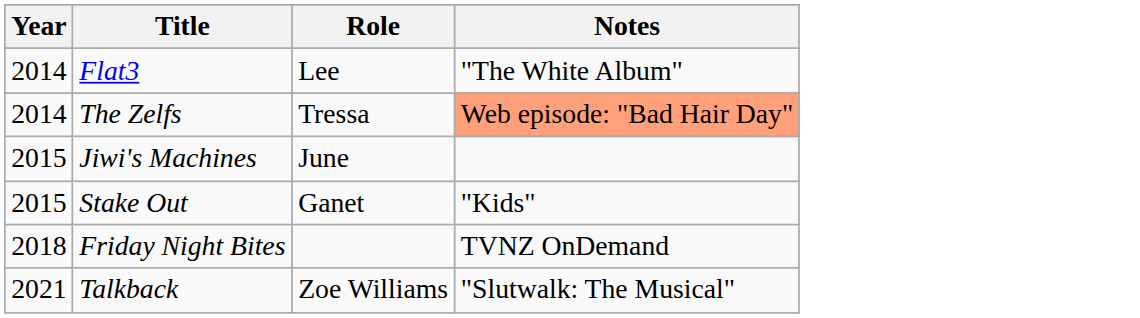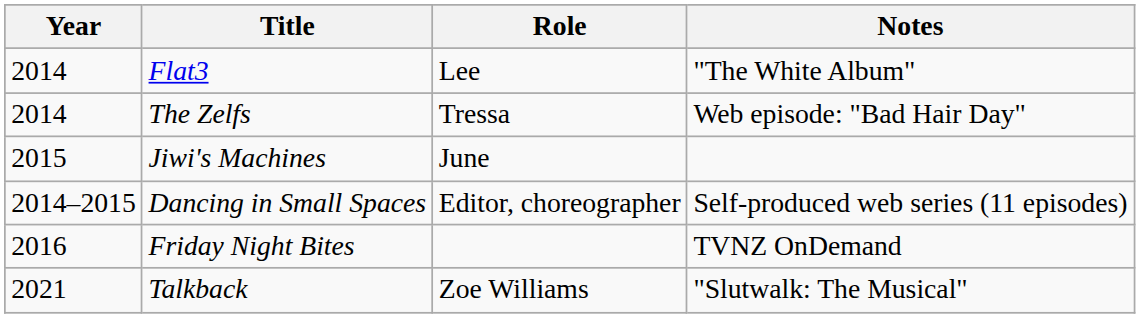(627, 114) lightsalmon background -> (860, 114) no background
+ row: (287, 202)
- row: (134, 202)
(39, 245) 2018 -> (39, 245) 2016
